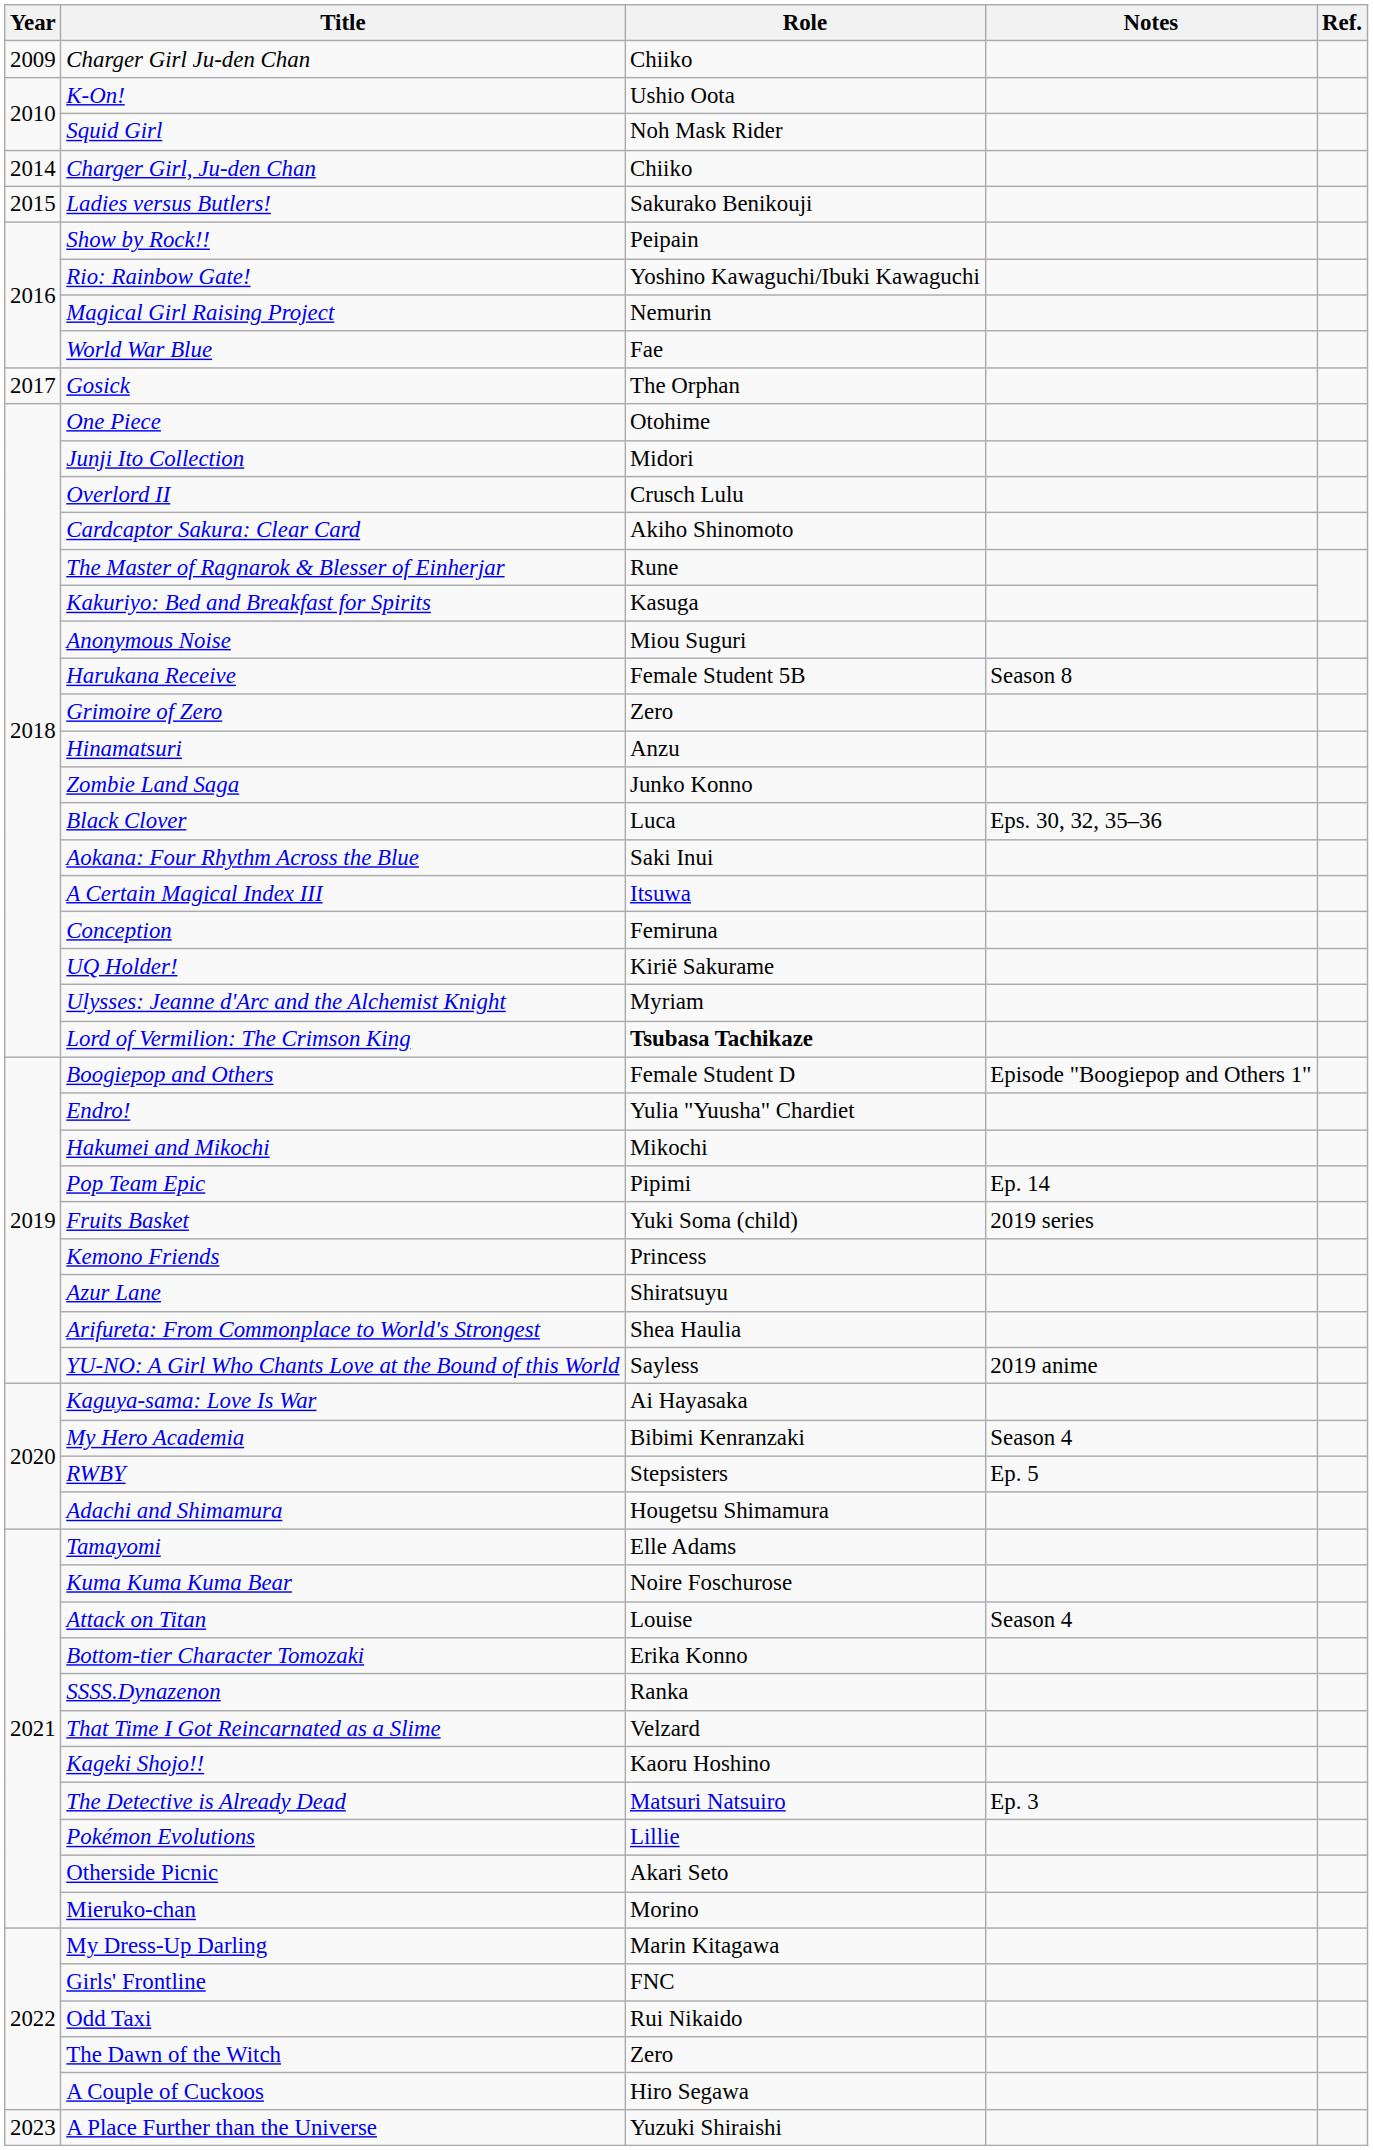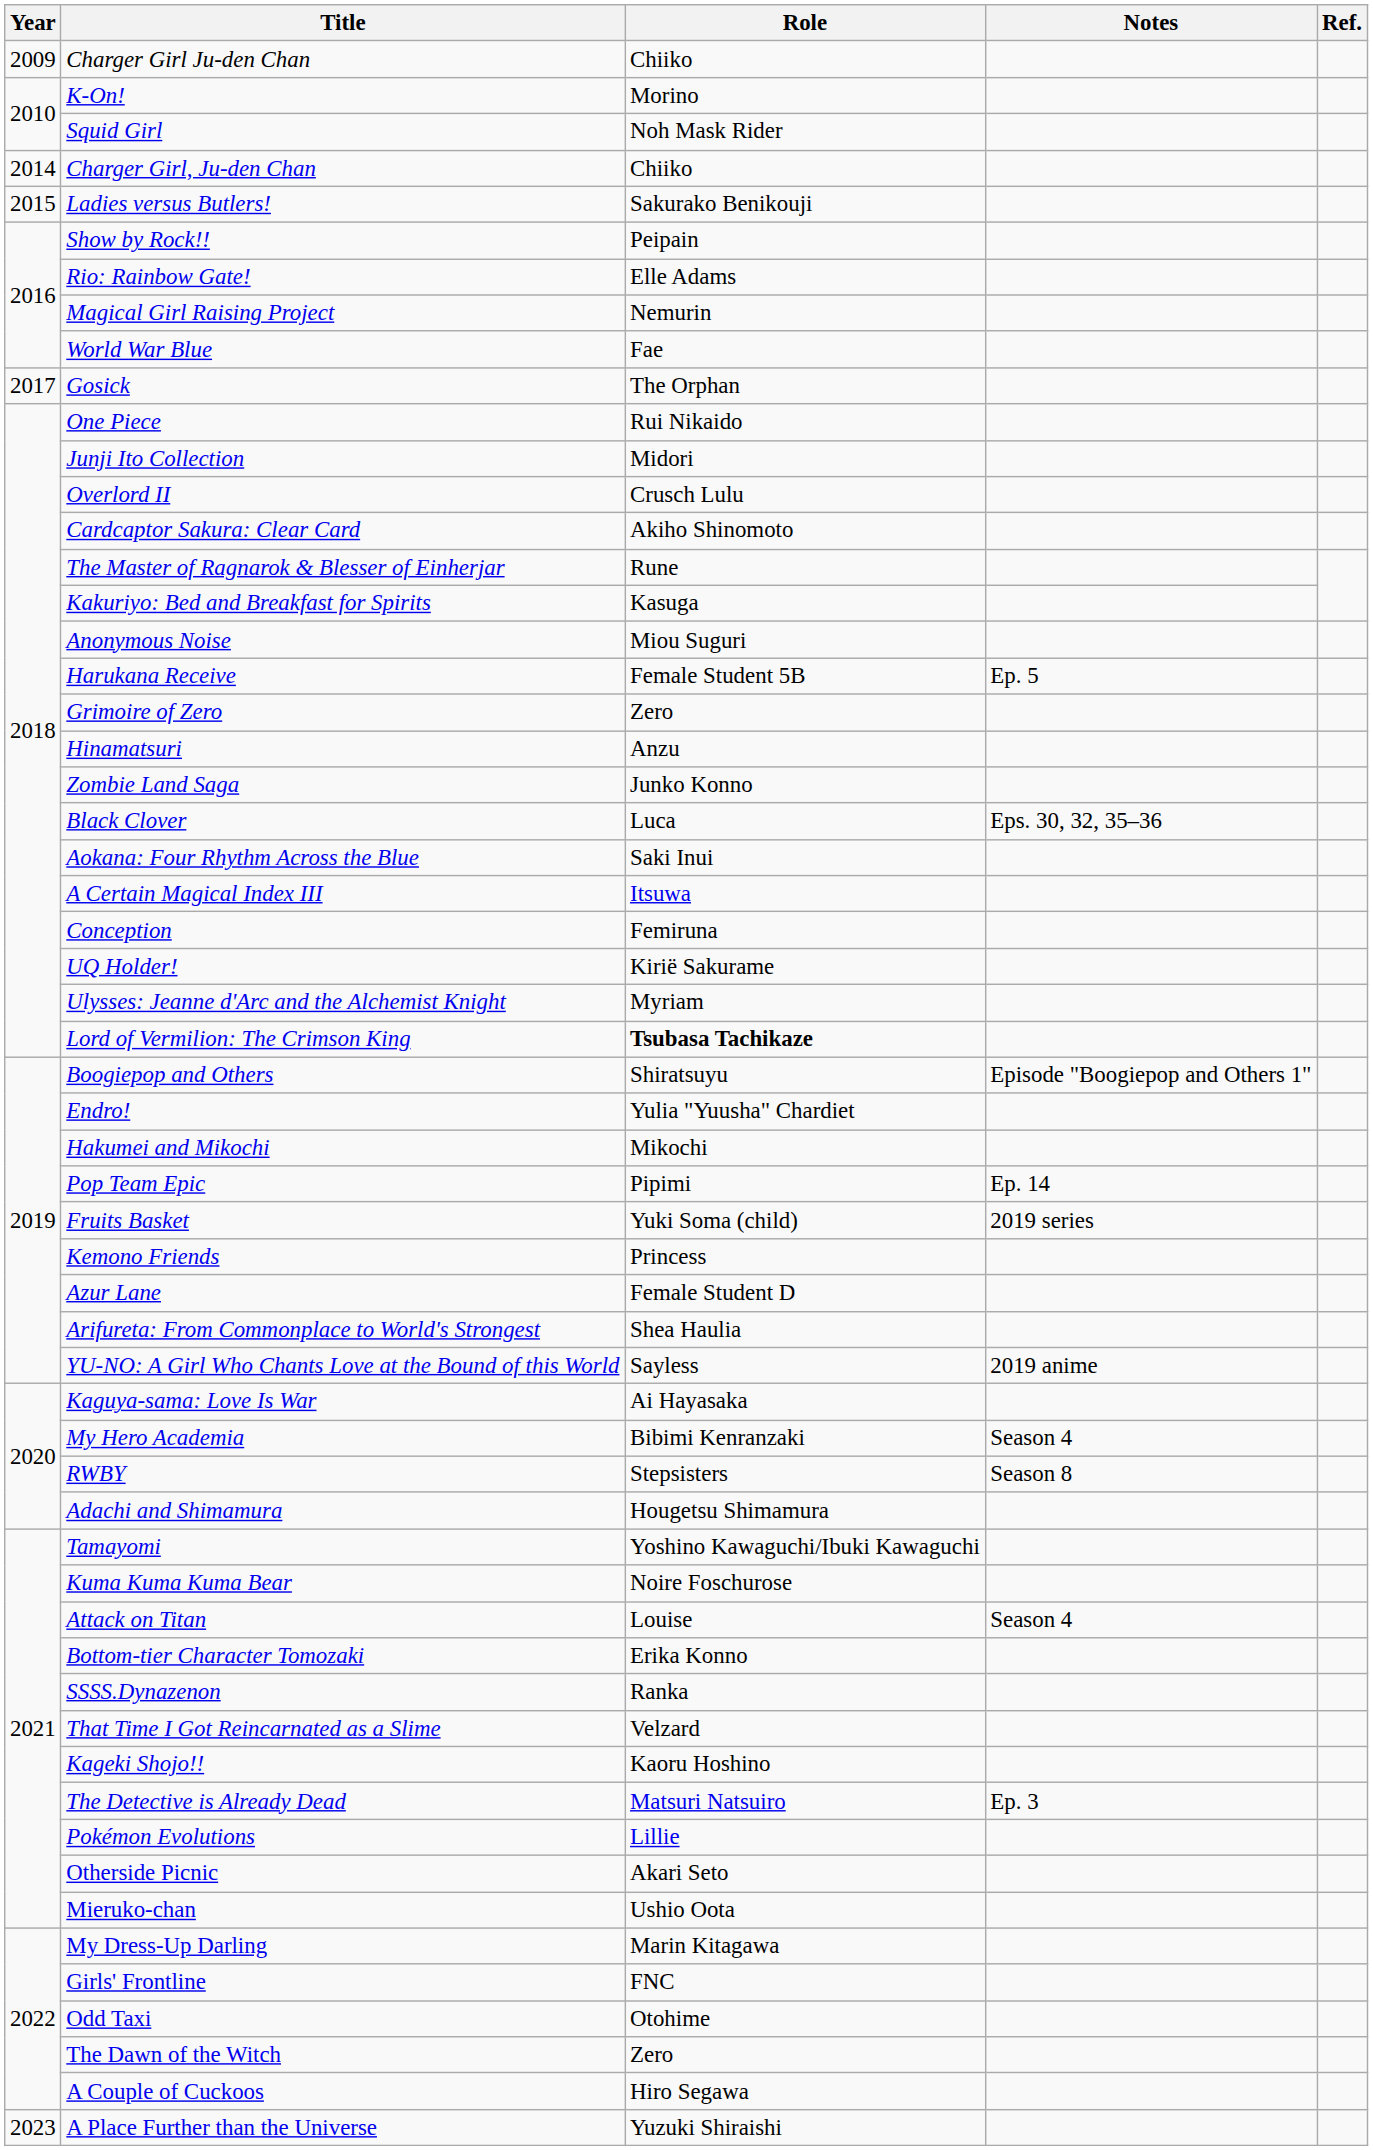(682, 95) Ushio Oota -> (664, 95) Morino
(805, 276) Yoshino Kawaguchi/Ibuki Kawaguchi -> (683, 276) Elle Adams
(670, 421) Otohime -> (686, 421) Rui Nikaidо
(1031, 675) Season 8 -> (1014, 675) Ep. 5
(713, 1074) Female Student D -> (679, 1074) Shiratsuyu
(679, 1292) Shiratsuyu -> (713, 1292) Female Student D
(1014, 1474) Ep. 5 -> (1031, 1474) Season 8
(683, 1546) Elle Adams -> (805, 1546) Yoshino Kawaguchi/Ibuki Kawaguchi
(664, 1909) Morino -> (682, 1909) Ushio Oota
(686, 2018) Rui Nikaidо -> (670, 2018) Otohime
